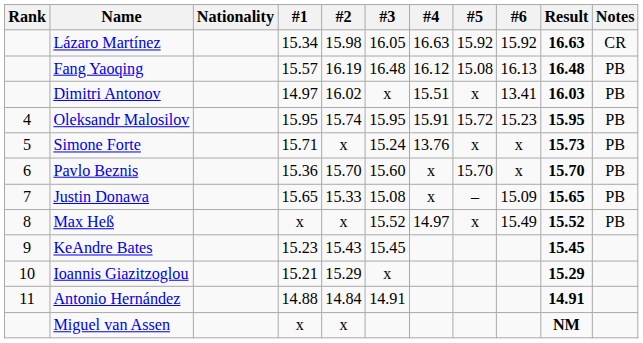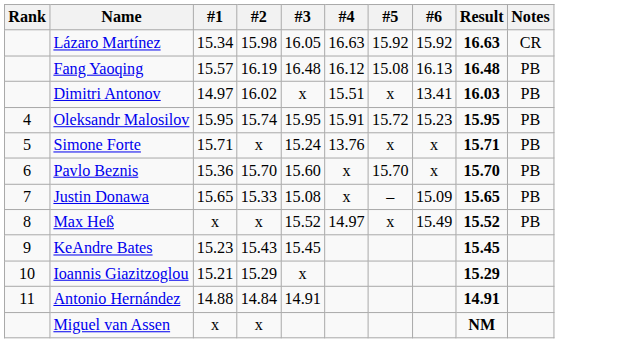- column: (235, 17)
(566, 145) 15.73 -> (482, 145) 15.71
